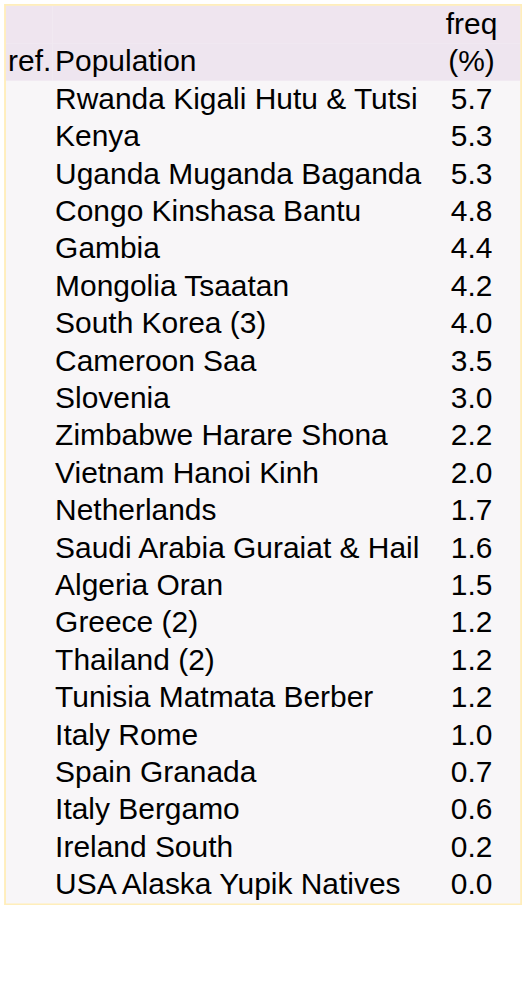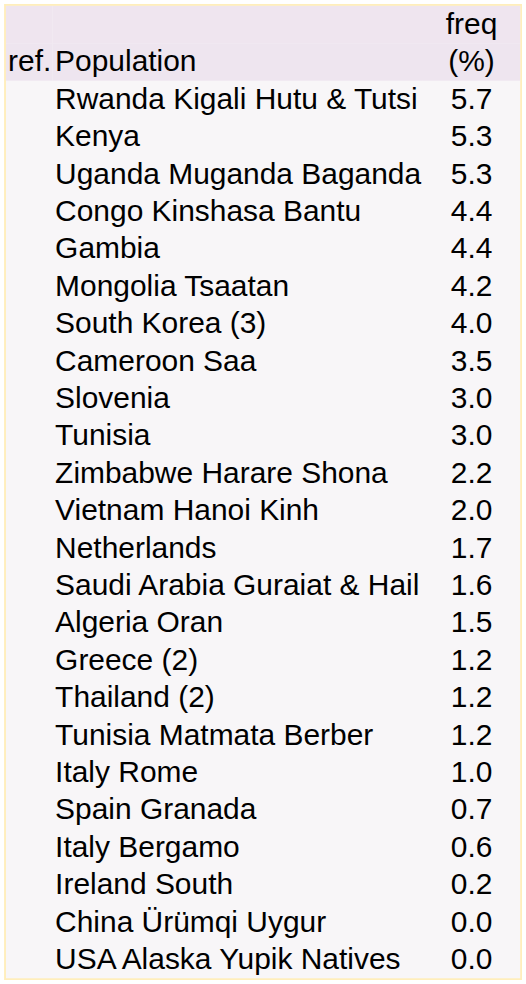(472, 211) 4.8 -> (472, 211) 4.4
+ row: (103, 435)
+ row: (191, 921)
